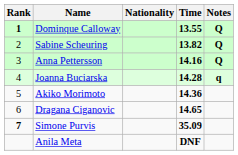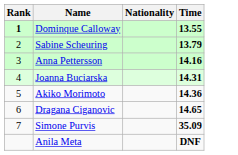- column: (219, 12)
(190, 45) 13.82 -> (190, 45) 13.79
(190, 77) 14.28 -> (190, 77) 14.31
(19, 126) bold -> (19, 126) normal
